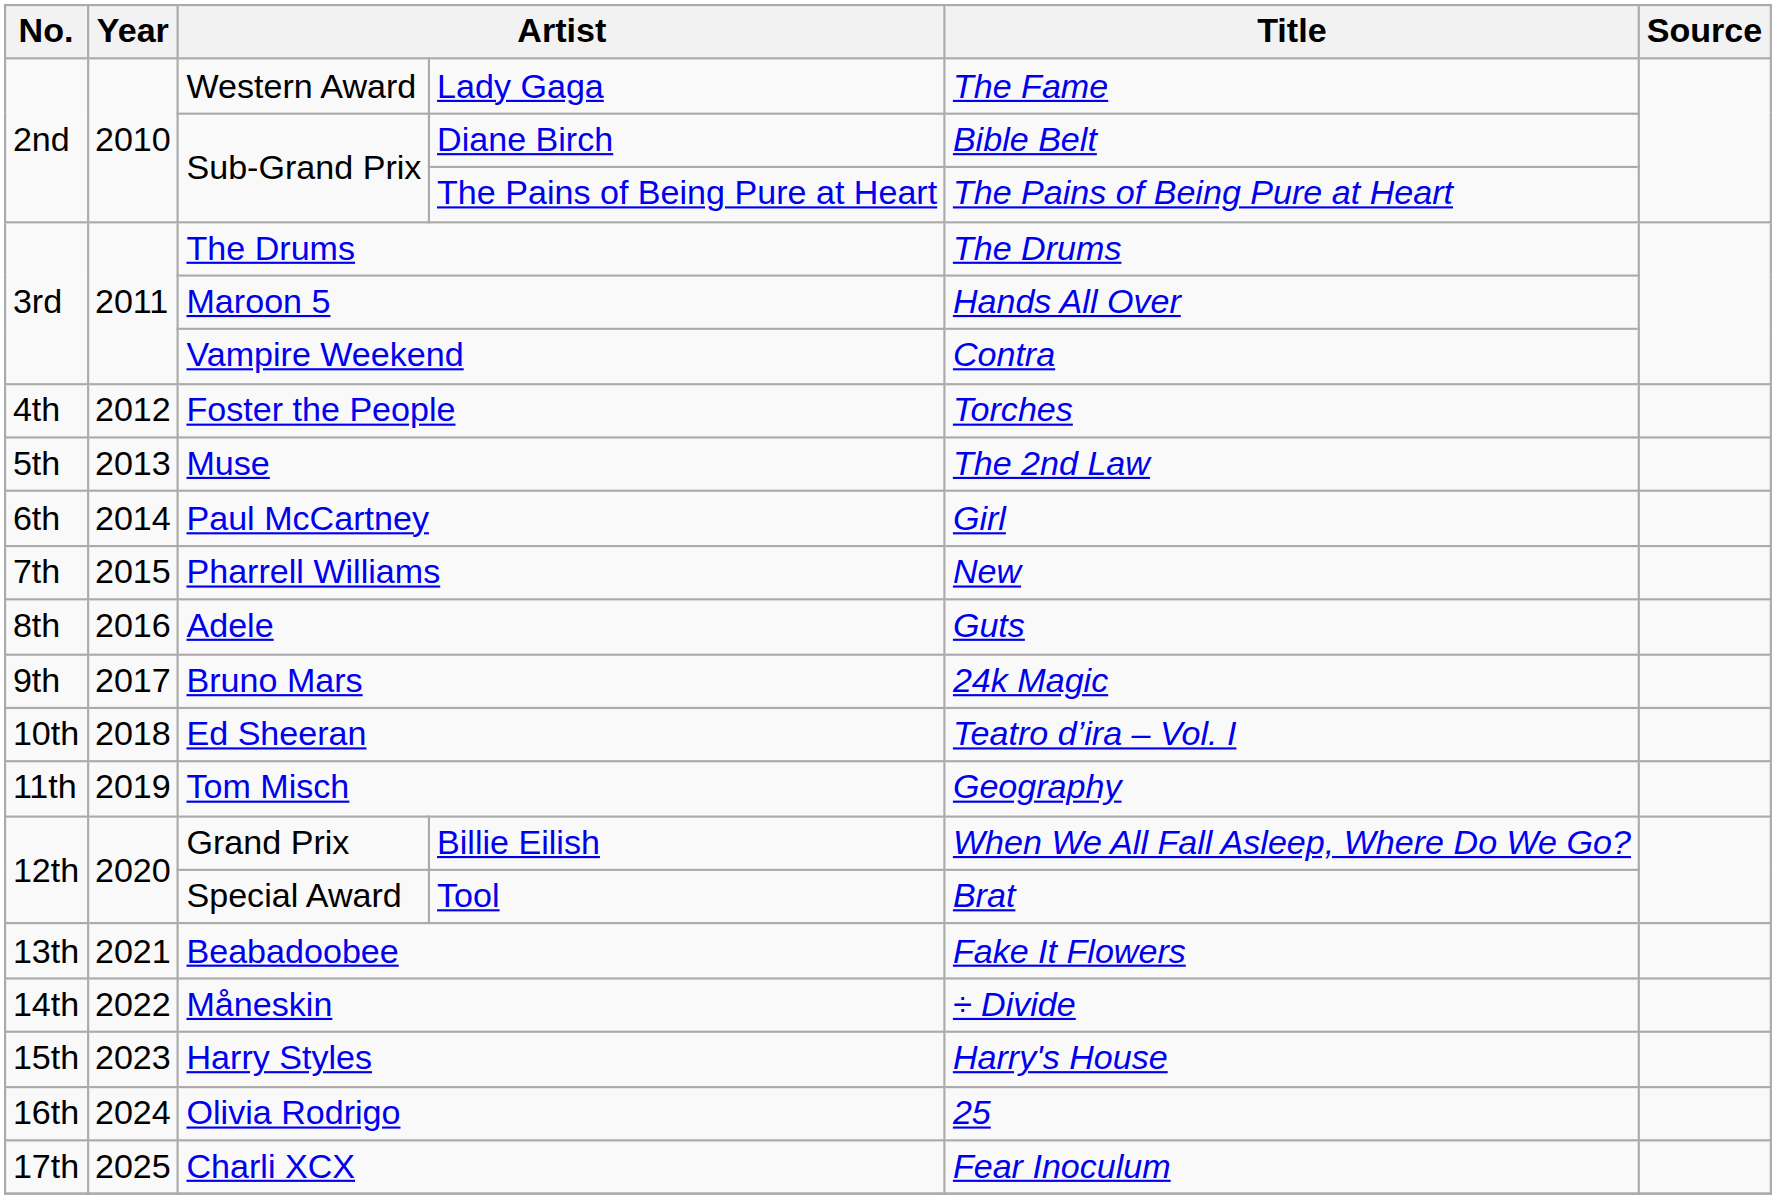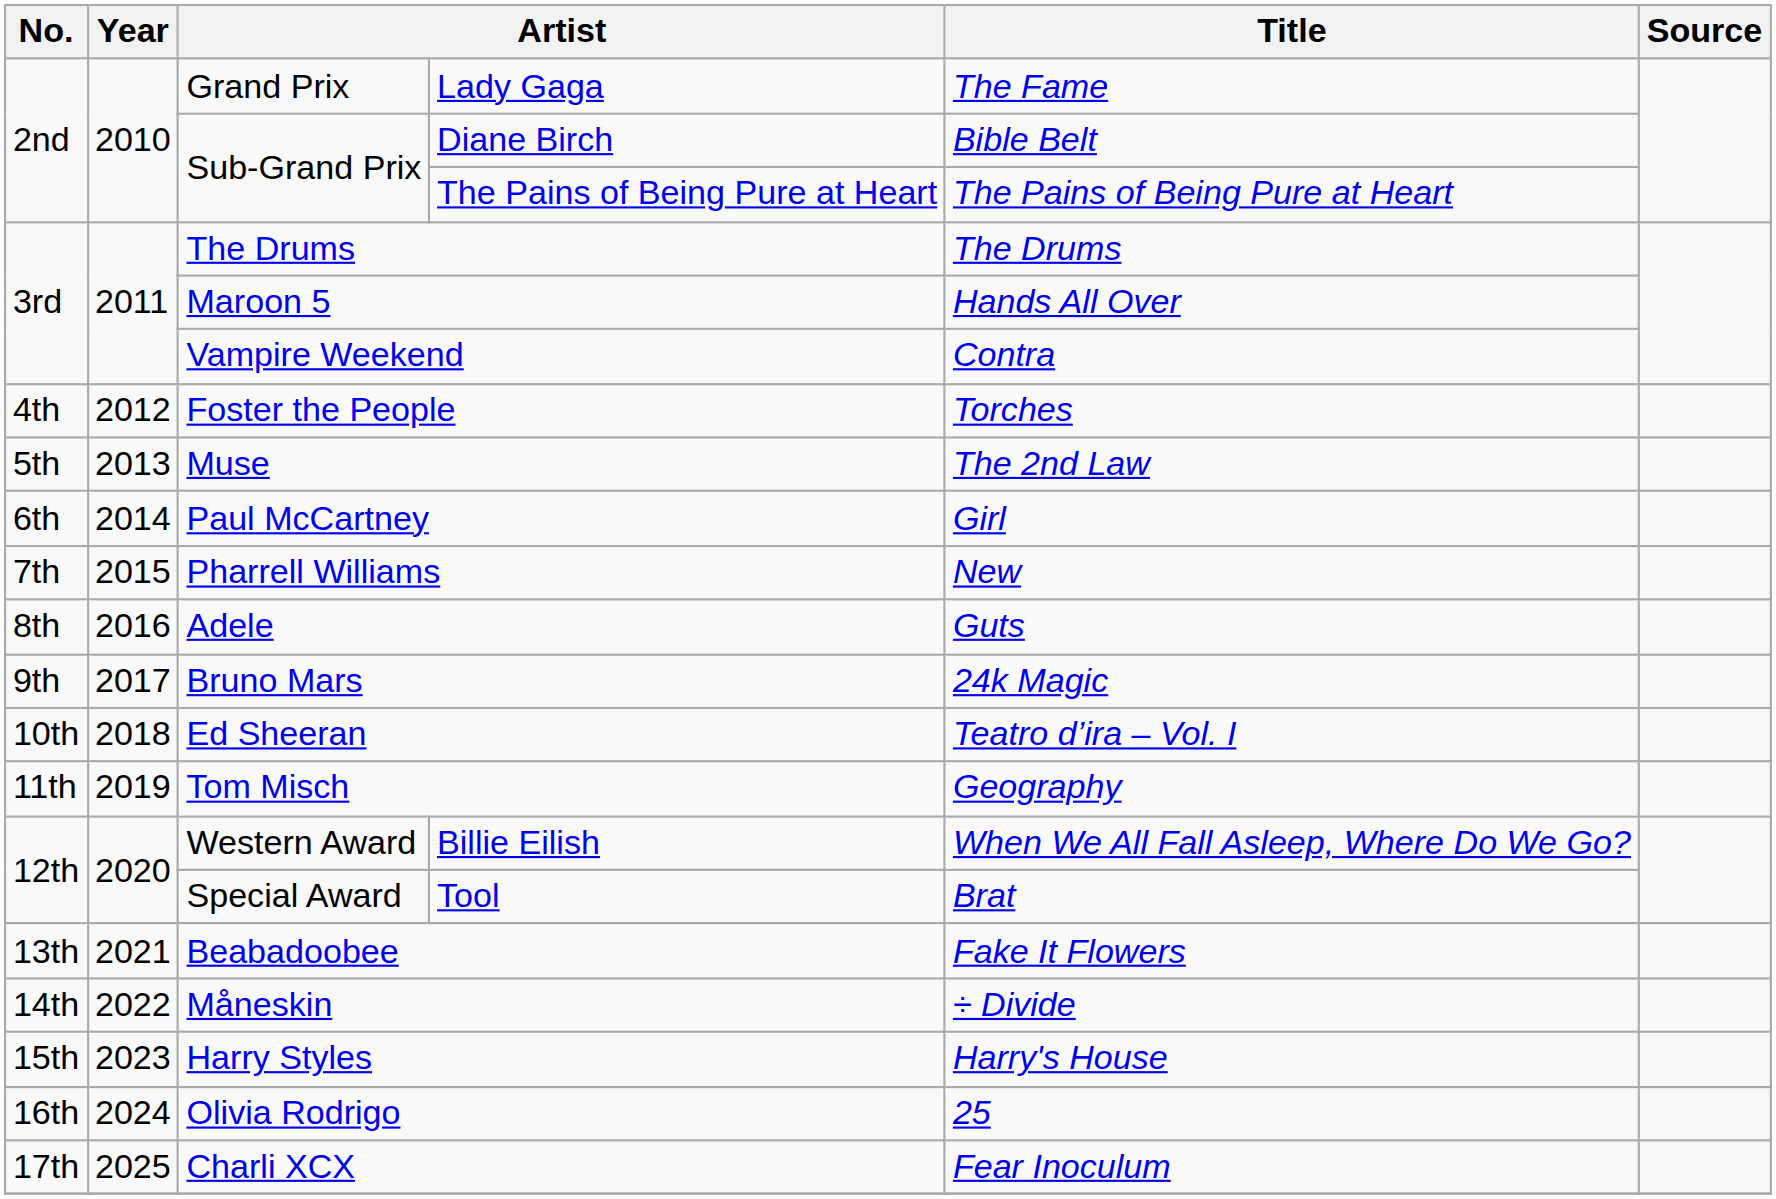(301, 85) Western Award -> (268, 85) Grand Prix
(268, 842) Grand Prix -> (301, 842) Western Award
